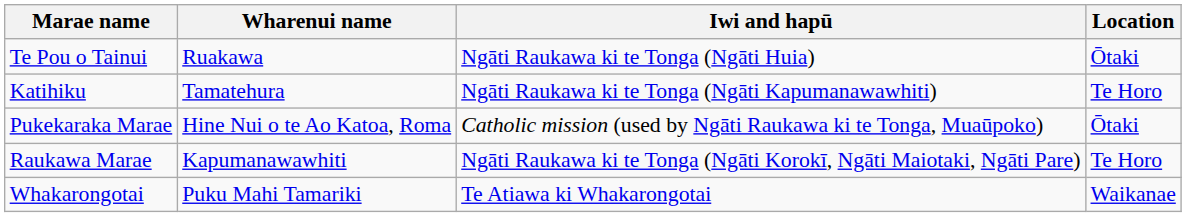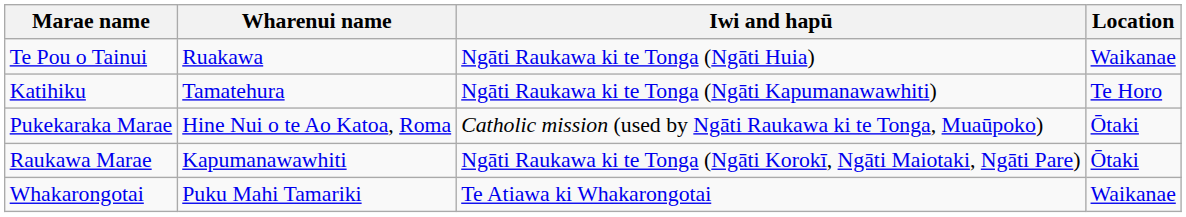(1115, 56) Ōtaki -> (1133, 56) Waikanae
(1126, 159) Te Horo -> (1115, 159) Ōtaki
